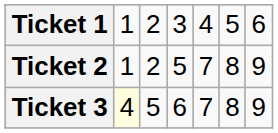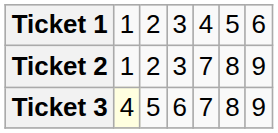(180, 66) 5 -> (180, 66) 3
